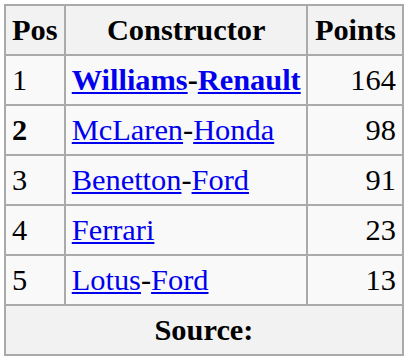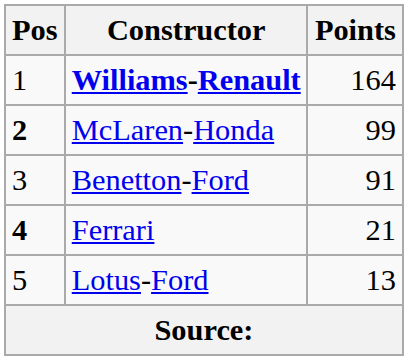(381, 130) 98 -> (381, 130) 99
(20, 230) normal -> (20, 230) bold
(381, 230) 23 -> (381, 230) 21
